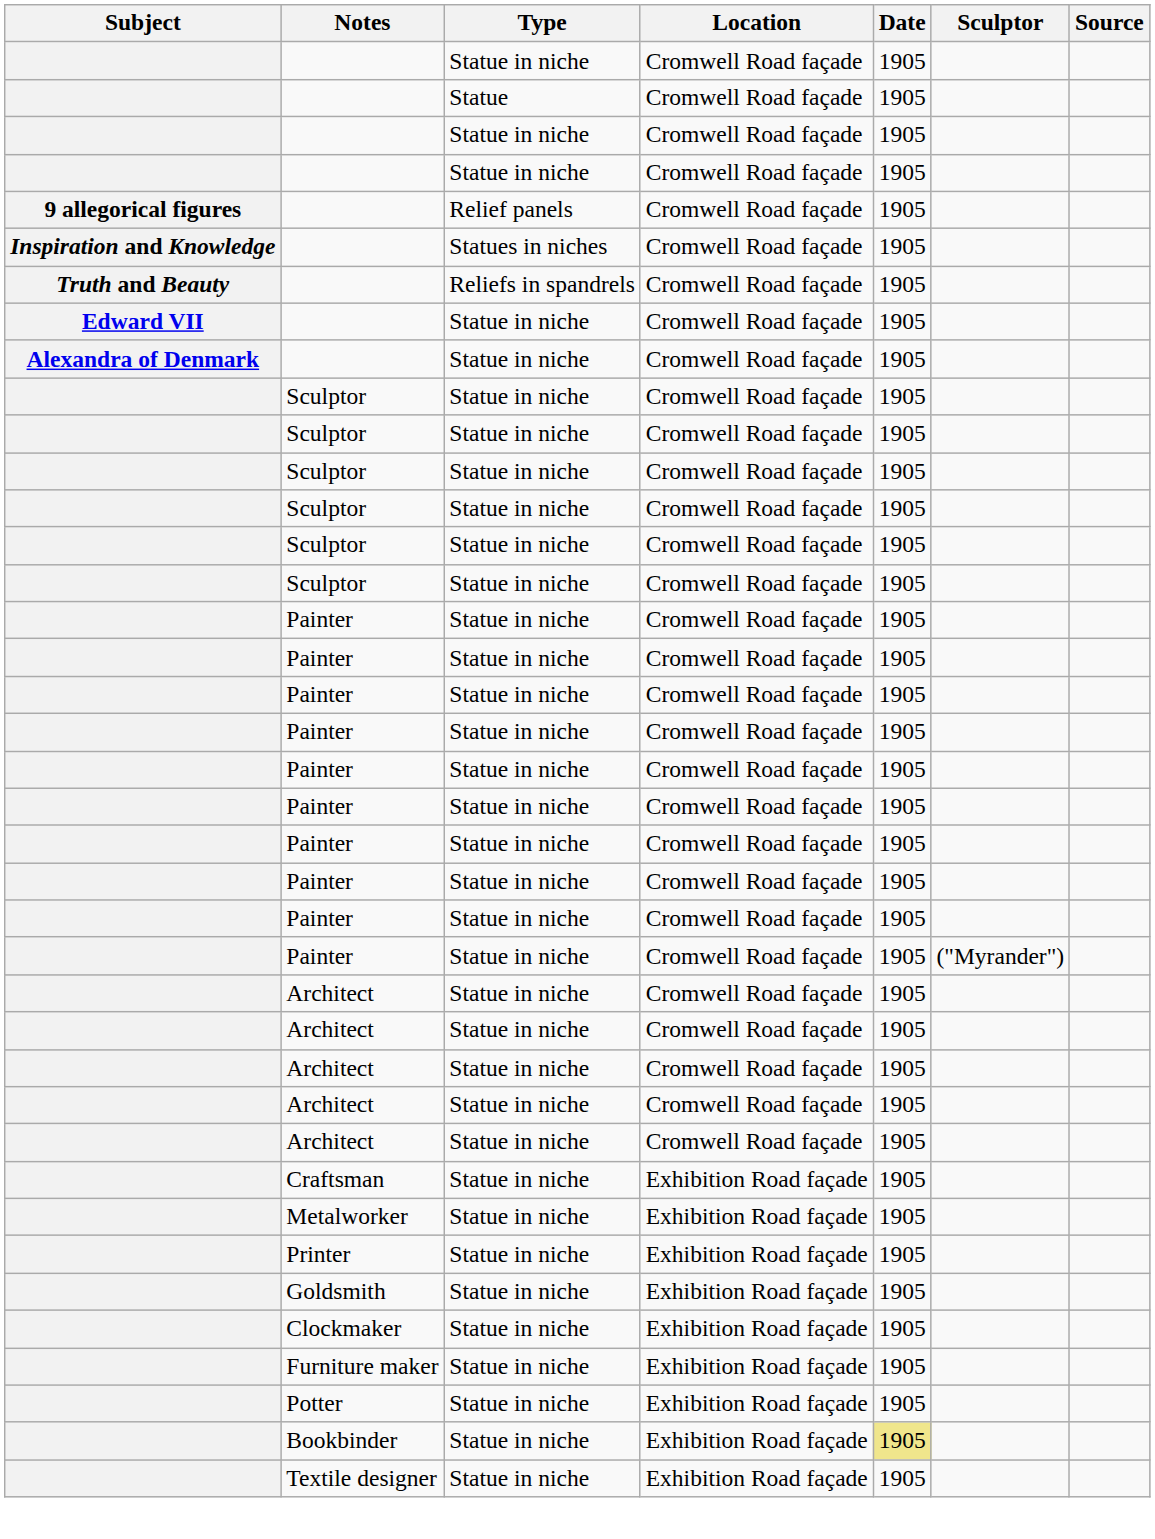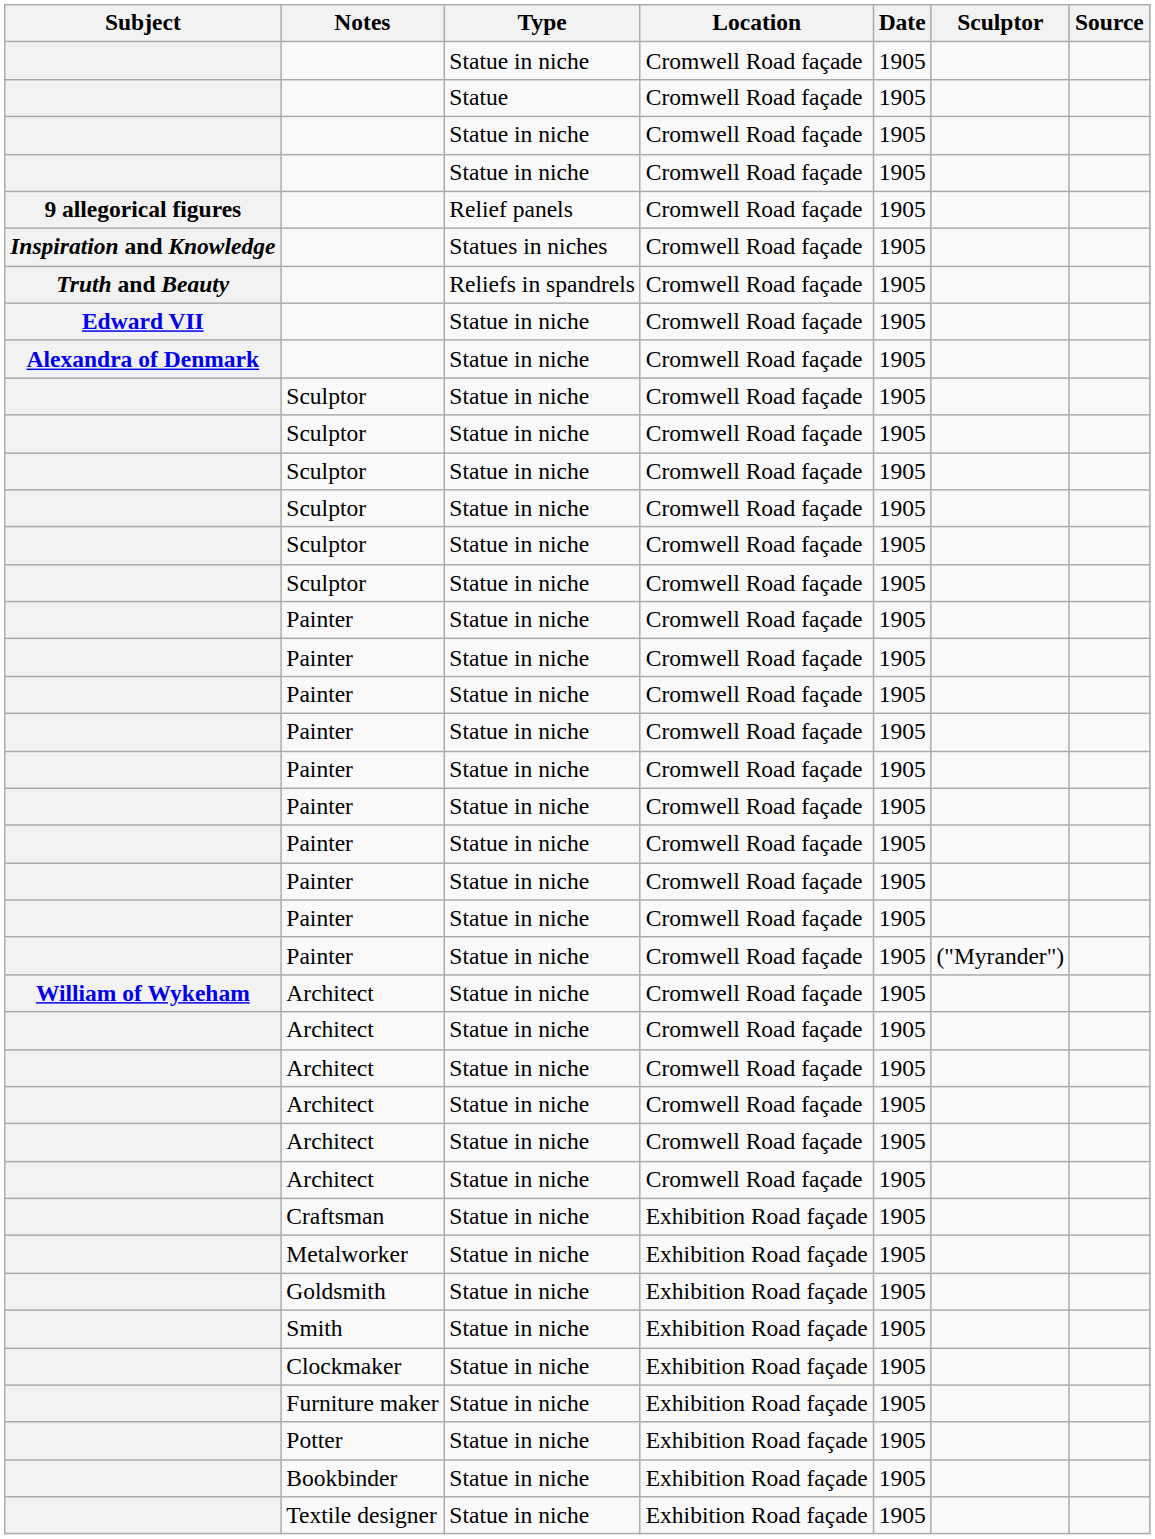+ row: (143, 992)
- row: (143, 1254)
+ row: (143, 1329)
(902, 1440) khaki background -> (902, 1477) no background
